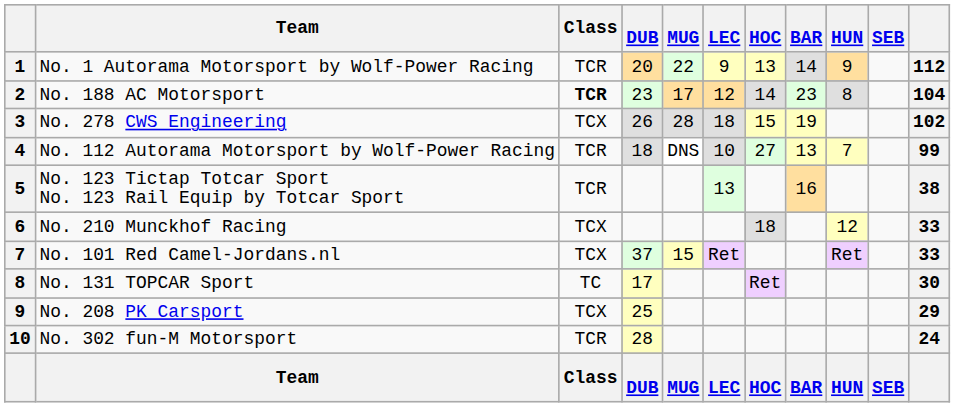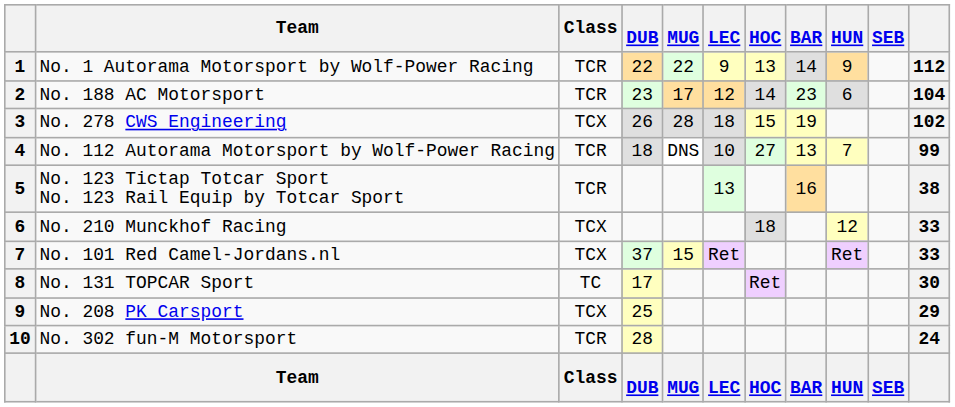(642, 67) 20 -> (642, 67) 22
(591, 95) bold -> (591, 95) normal
(847, 95) 8 -> (847, 95) 6
